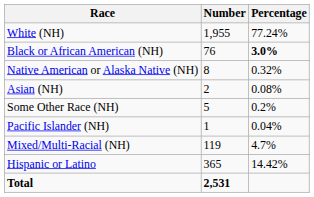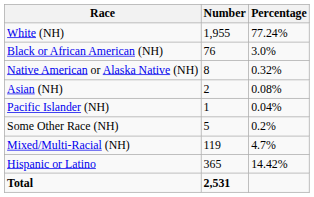(264, 51) bold -> (263, 51) normal
rows swapped: (58, 126) <-> (63, 107)
